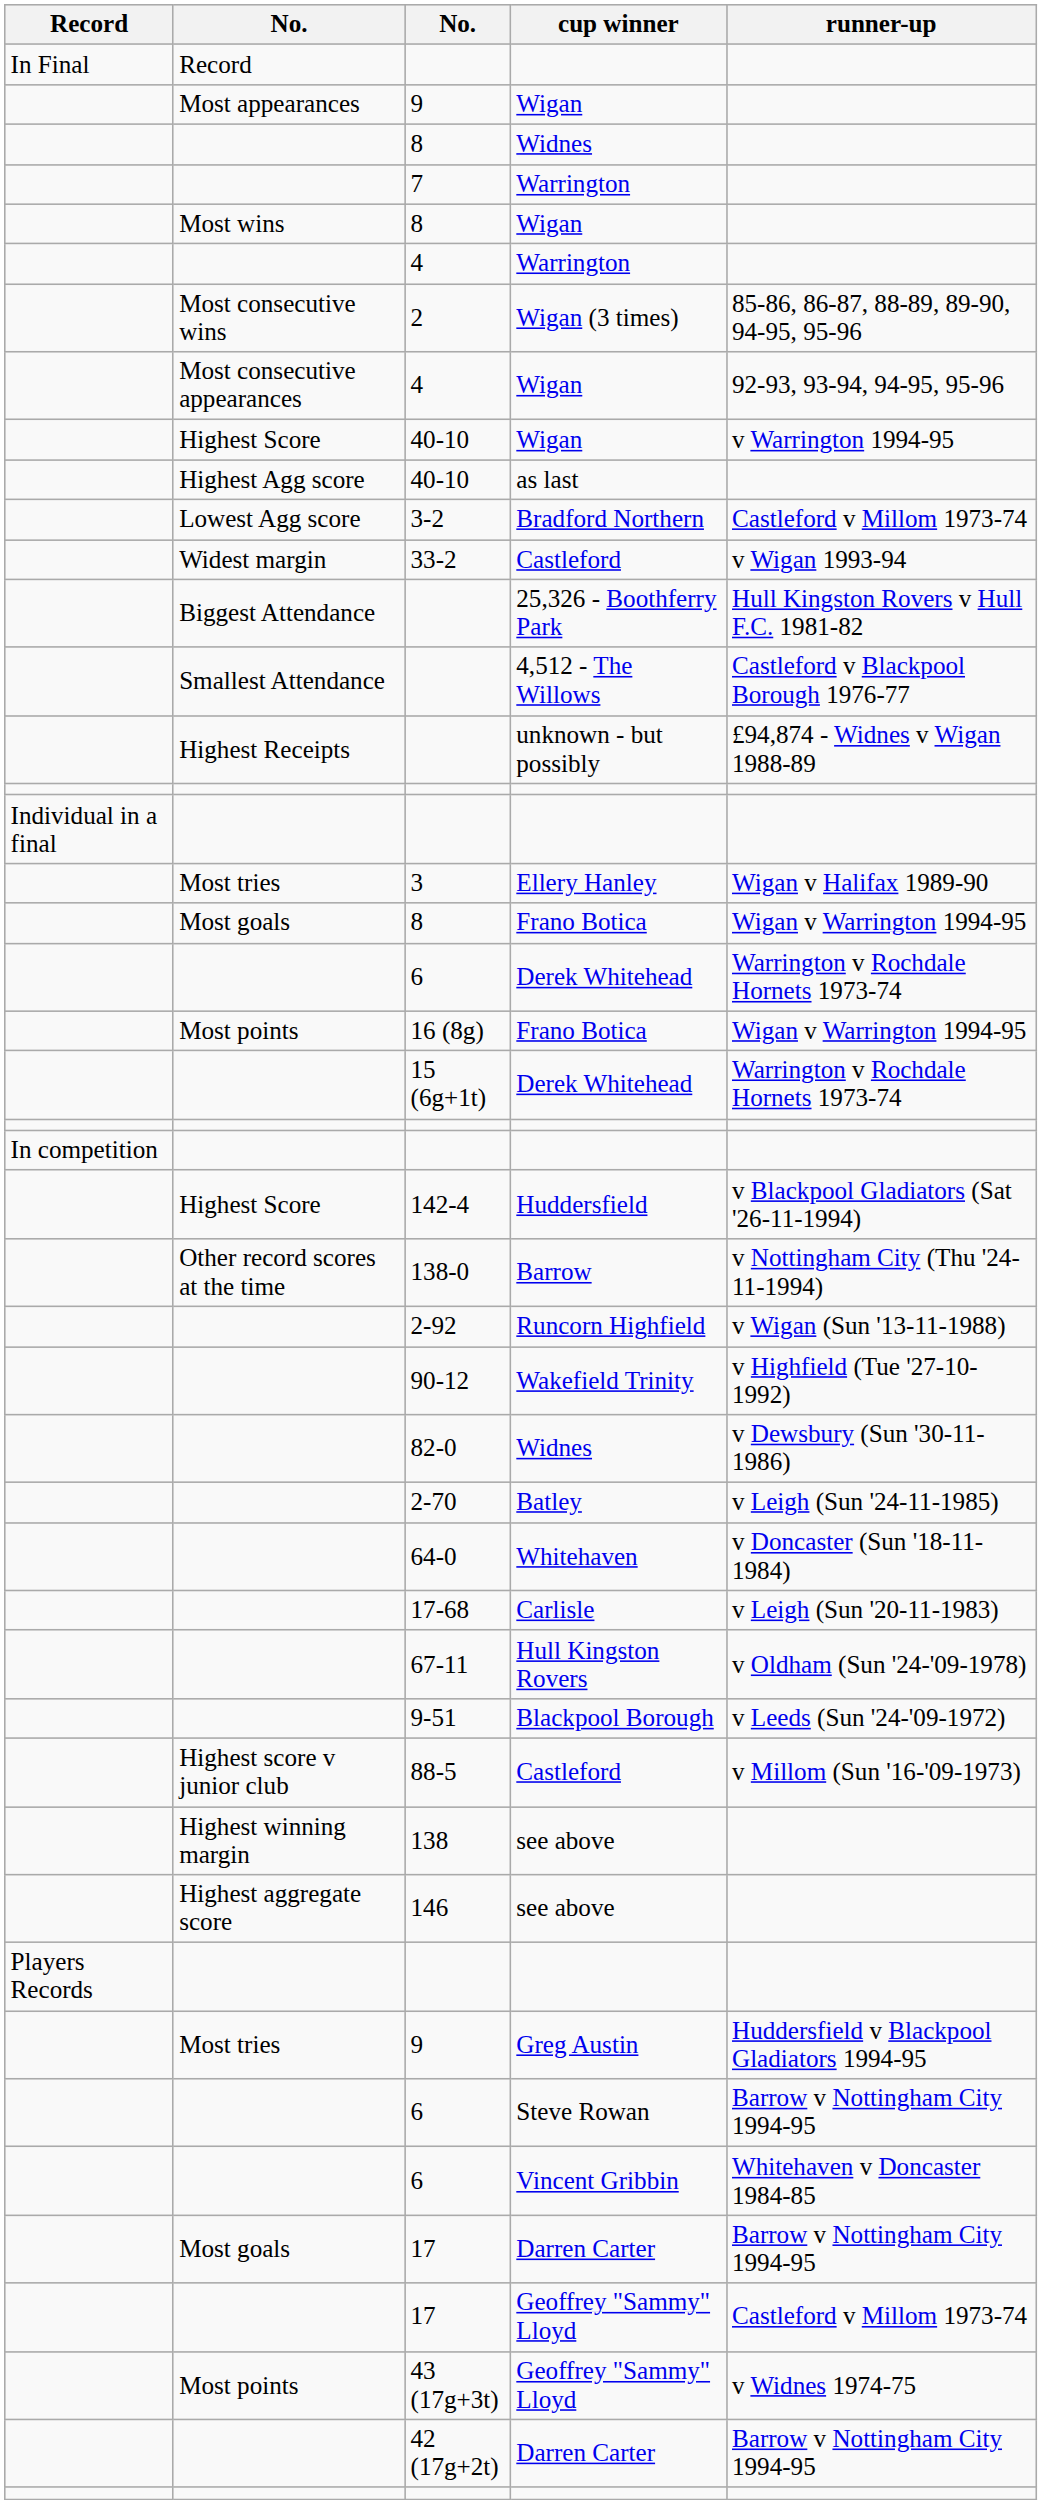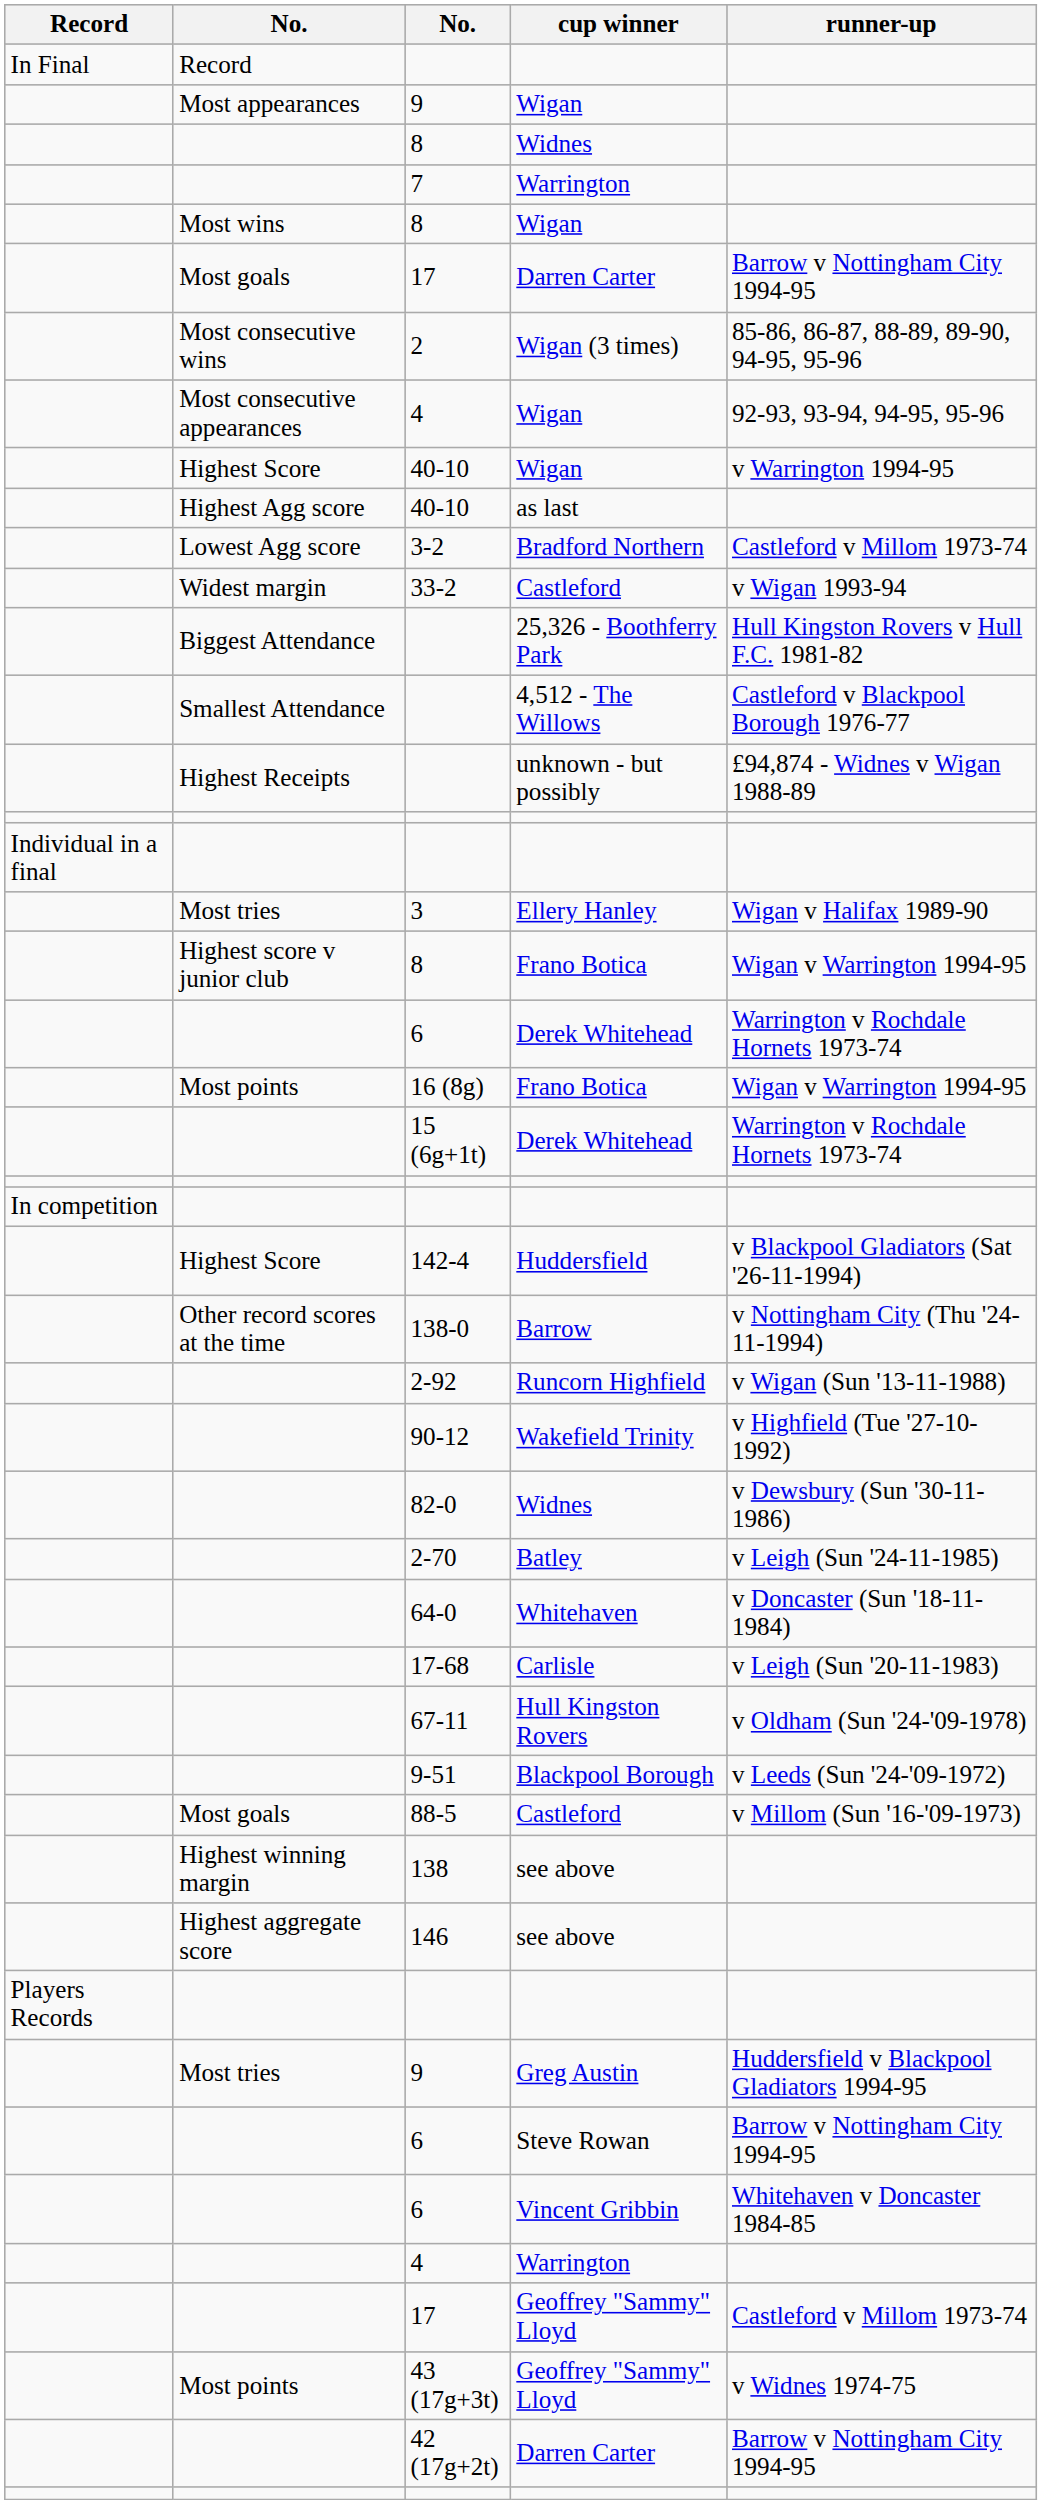rows swapped: (417, 263) <-> (423, 2248)
(235, 922) Most goals -> (257, 965) Highest score v junior club
(257, 1772) Highest score v junior club -> (235, 1814) Most goals
